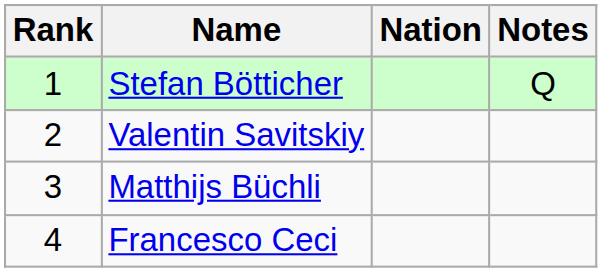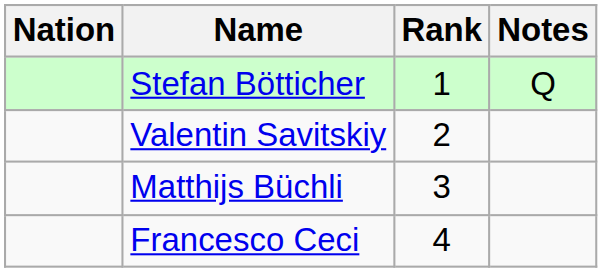columns swapped: (53, 30) <-> (431, 30)
